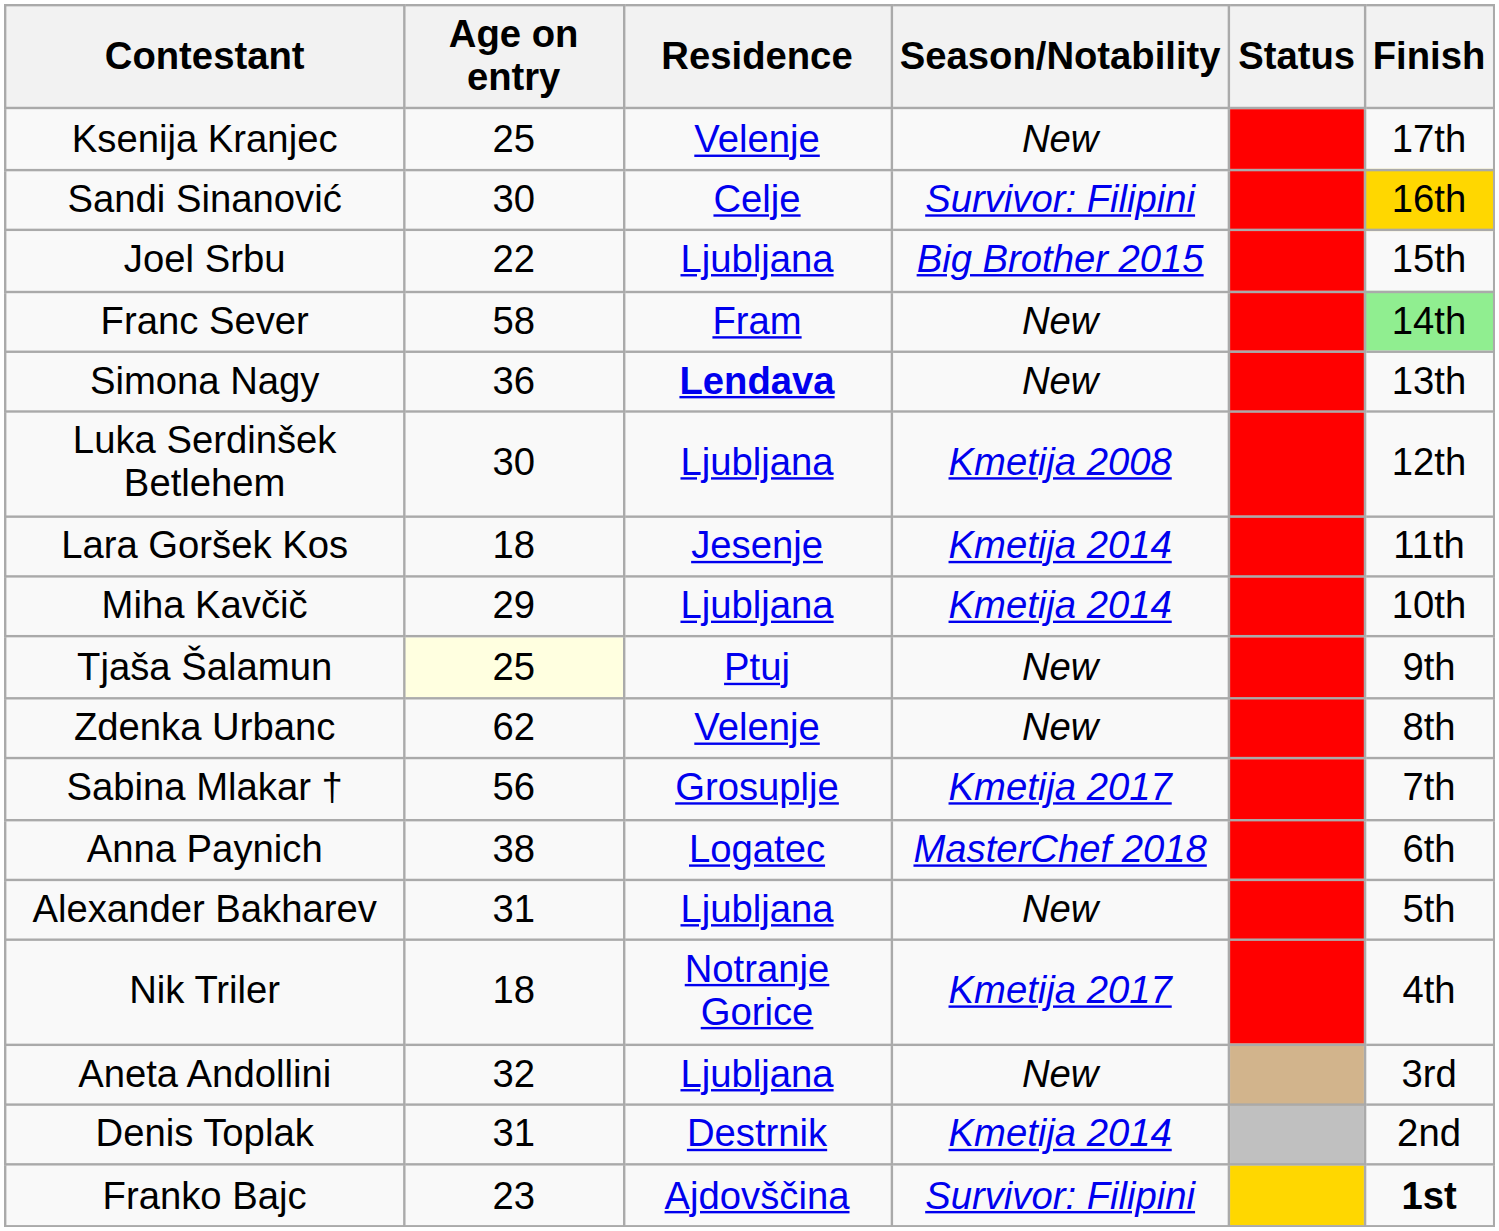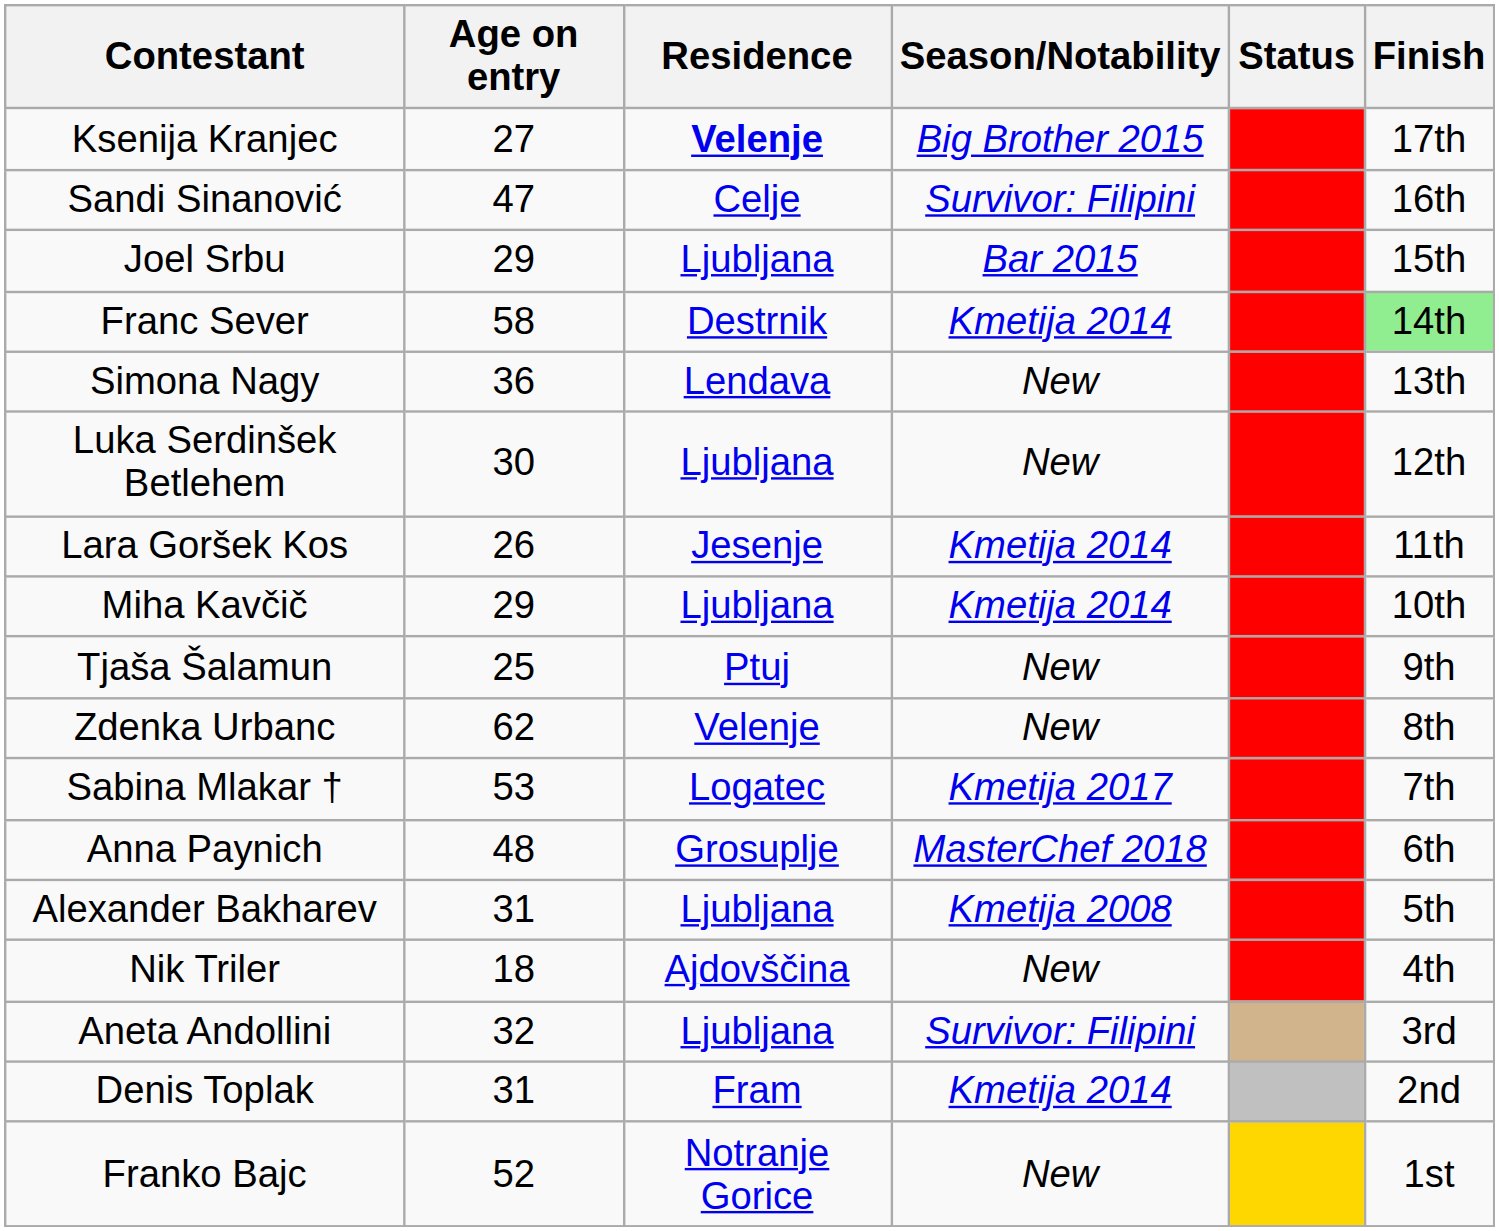(514, 138) 25 -> (514, 138) 27
(757, 138) normal -> (757, 138) bold
(1060, 138) New -> (1060, 138) Big Brother 2015
(514, 199) 30 -> (514, 199) 47
(1429, 199) gold background -> (1429, 199) no background
(514, 259) 22 -> (514, 259) 29
(1060, 259) Big Brother 2015 -> (1060, 259) Bar 2015
(757, 320) Fram -> (757, 320) Destrnik
(1060, 320) New -> (1060, 320) Kmetija 2014
(757, 381) bold -> (757, 381) normal
(1060, 463) Kmetija 2008 -> (1060, 463) New
(514, 545) 18 -> (514, 545) 26
(514, 666) lightyellow background -> (514, 666) no background
(514, 787) 56 -> (514, 787) 53
(757, 787) Grosuplje -> (757, 787) Logatec
(514, 848) 38 -> (514, 848) 48
(757, 848) Logatec -> (757, 848) Grosuplje
(1060, 909) New -> (1060, 909) Kmetija 2008
(757, 991) Notranje Gorice -> (757, 969) Ajdovščina
(1060, 991) Kmetija 2017 -> (1060, 969) New
(1060, 1073) New -> (1060, 1030) Survivor: Filipini
(757, 1134) Destrnik -> (757, 1091) Fram
(514, 1194) 23 -> (514, 1173) 52
(757, 1194) Ajdovščina -> (757, 1173) Notranje Gorice
(1060, 1194) Survivor: Filipini -> (1060, 1173) New
(1429, 1194) bold -> (1429, 1173) normal
